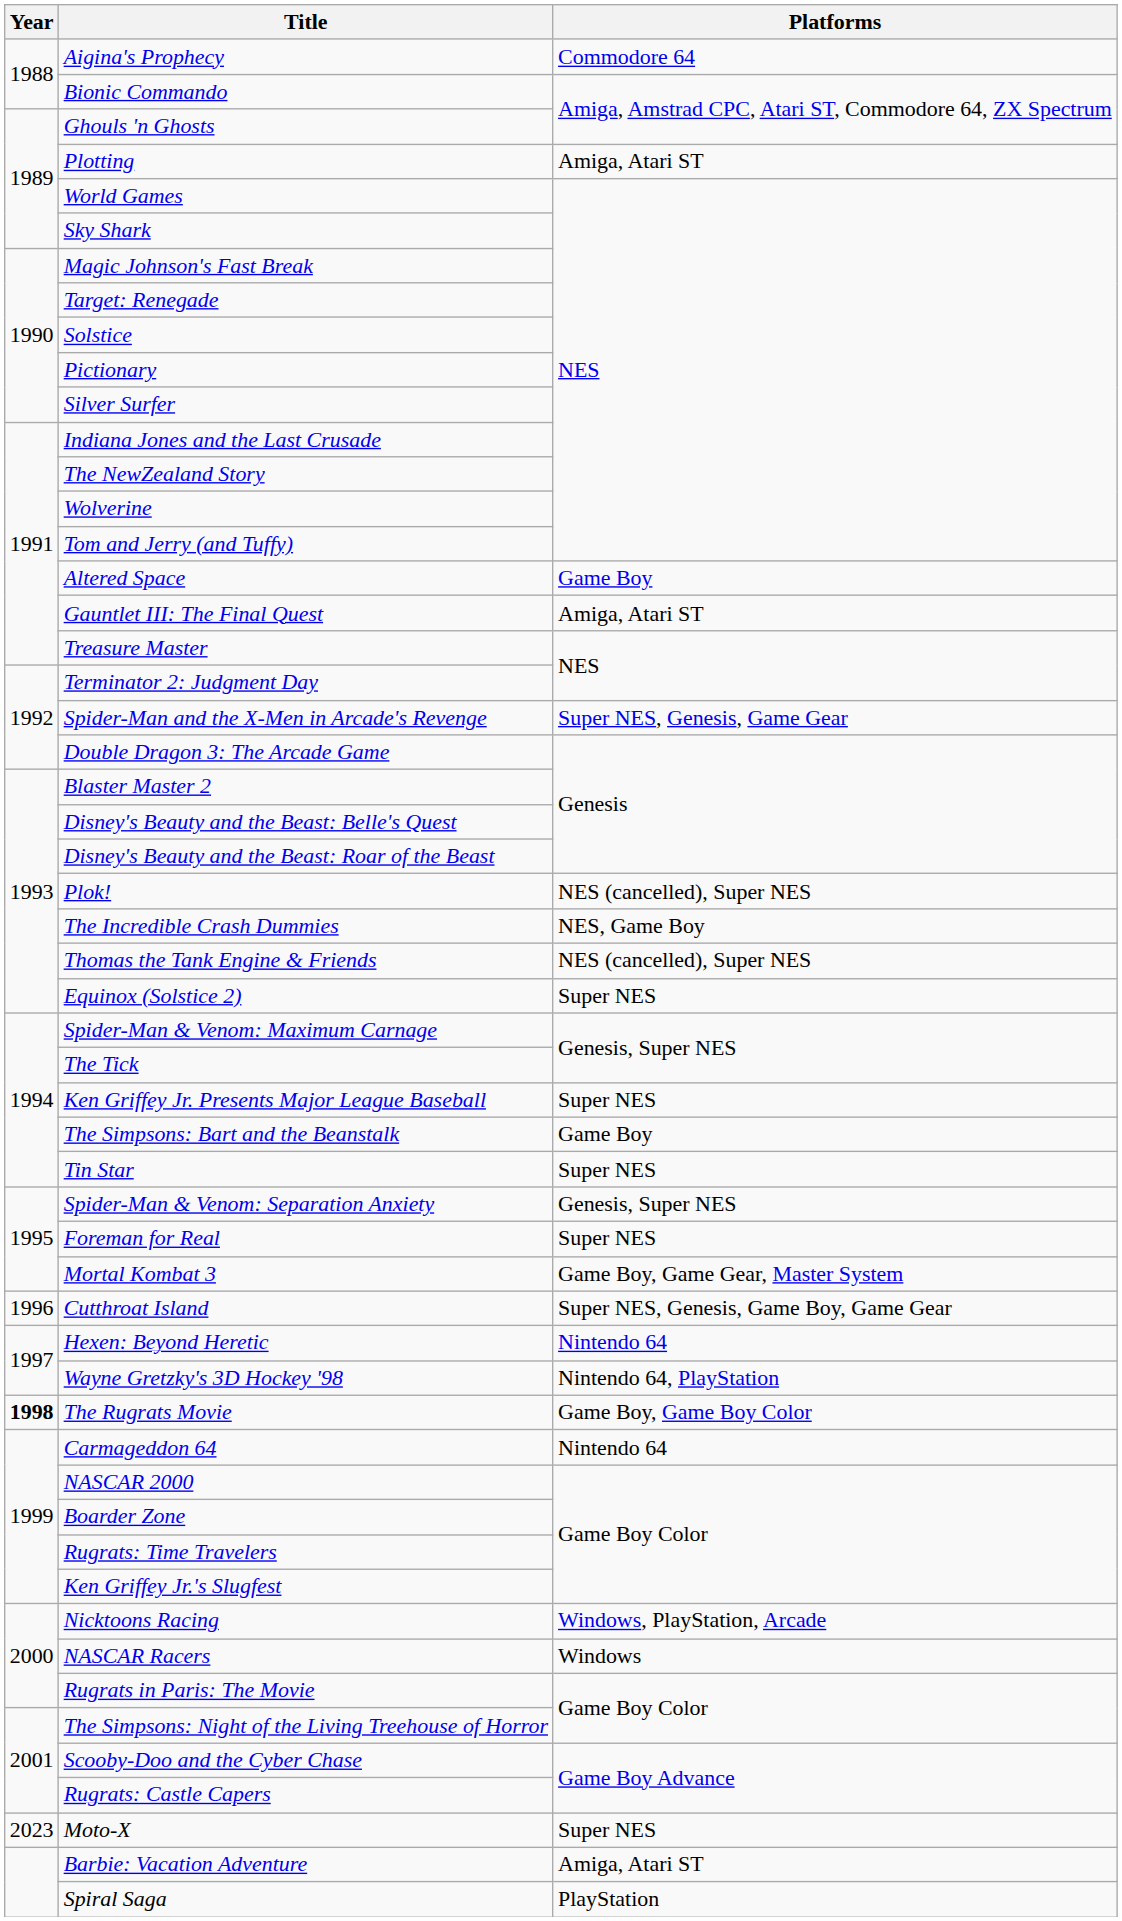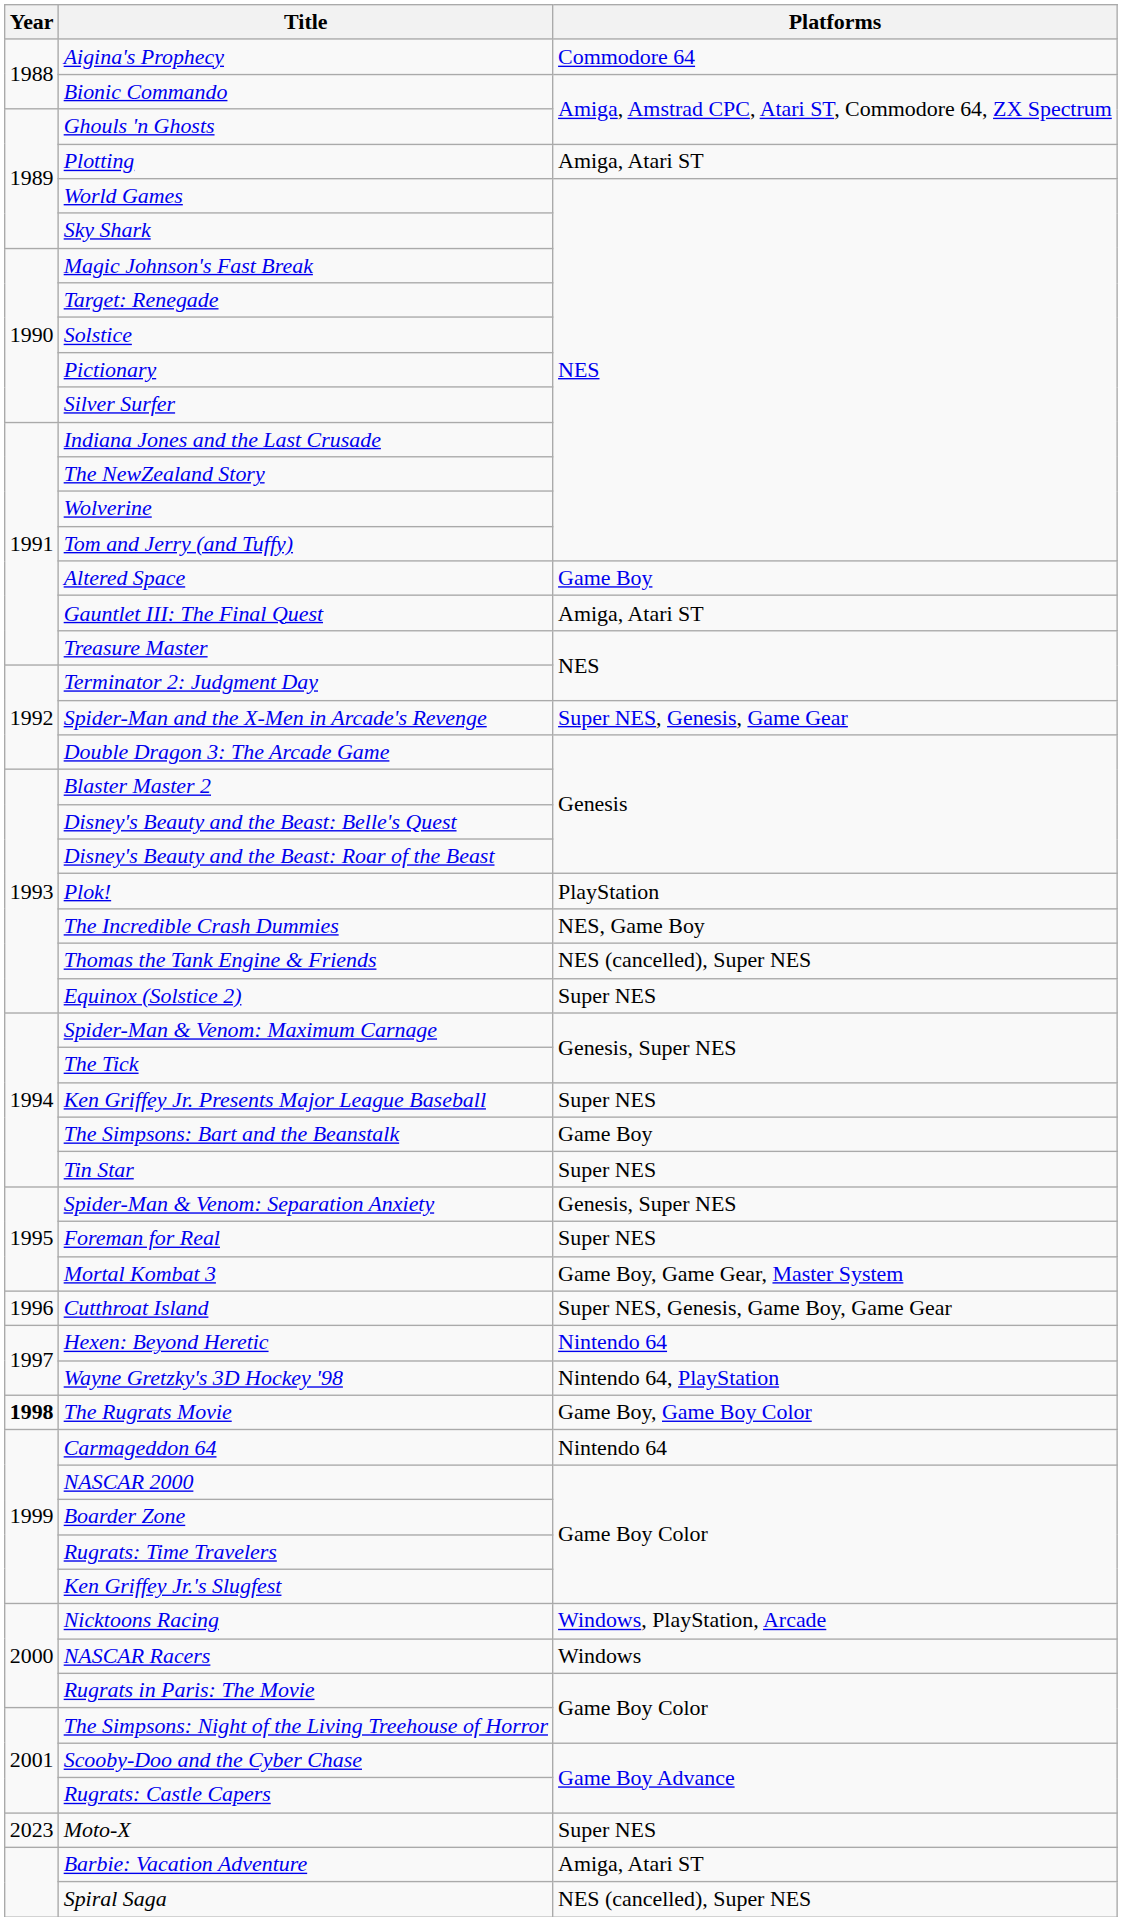(685, 890) NES (cancelled), Super NES -> (609, 890) PlayStation
(609, 1899) PlayStation -> (685, 1899) NES (cancelled), Super NES
